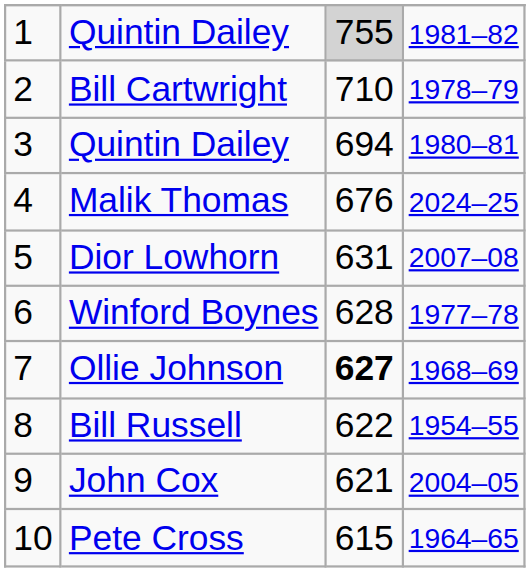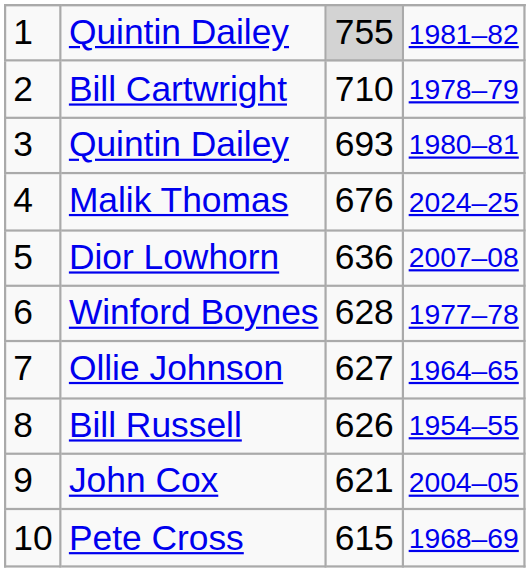(364, 144) 694 -> (364, 144) 693
(364, 256) 631 -> (364, 256) 636
(364, 369) bold -> (364, 369) normal
(464, 370) 1968–69 -> (464, 370) 1964–65
(364, 425) 622 -> (364, 425) 626
(464, 538) 1964–65 -> (464, 538) 1968–69
